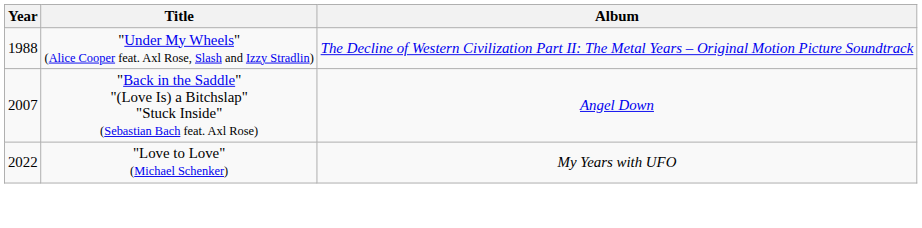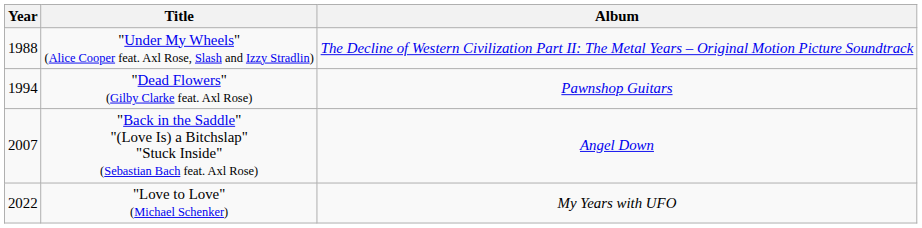+ row: (179, 88)
